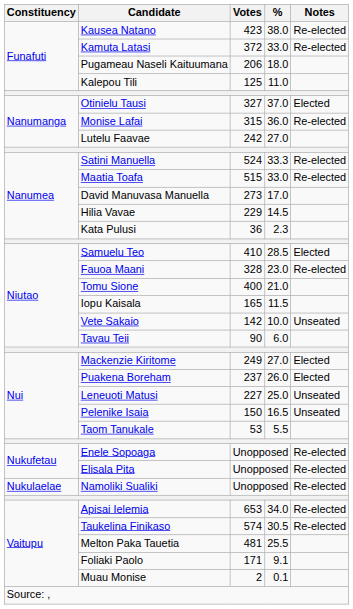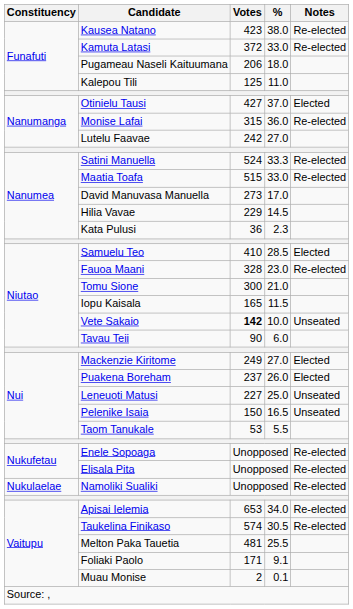(253, 104) 327 -> (253, 104) 427
(253, 286) 400 -> (253, 286) 300
(253, 321) normal -> (253, 321) bold
